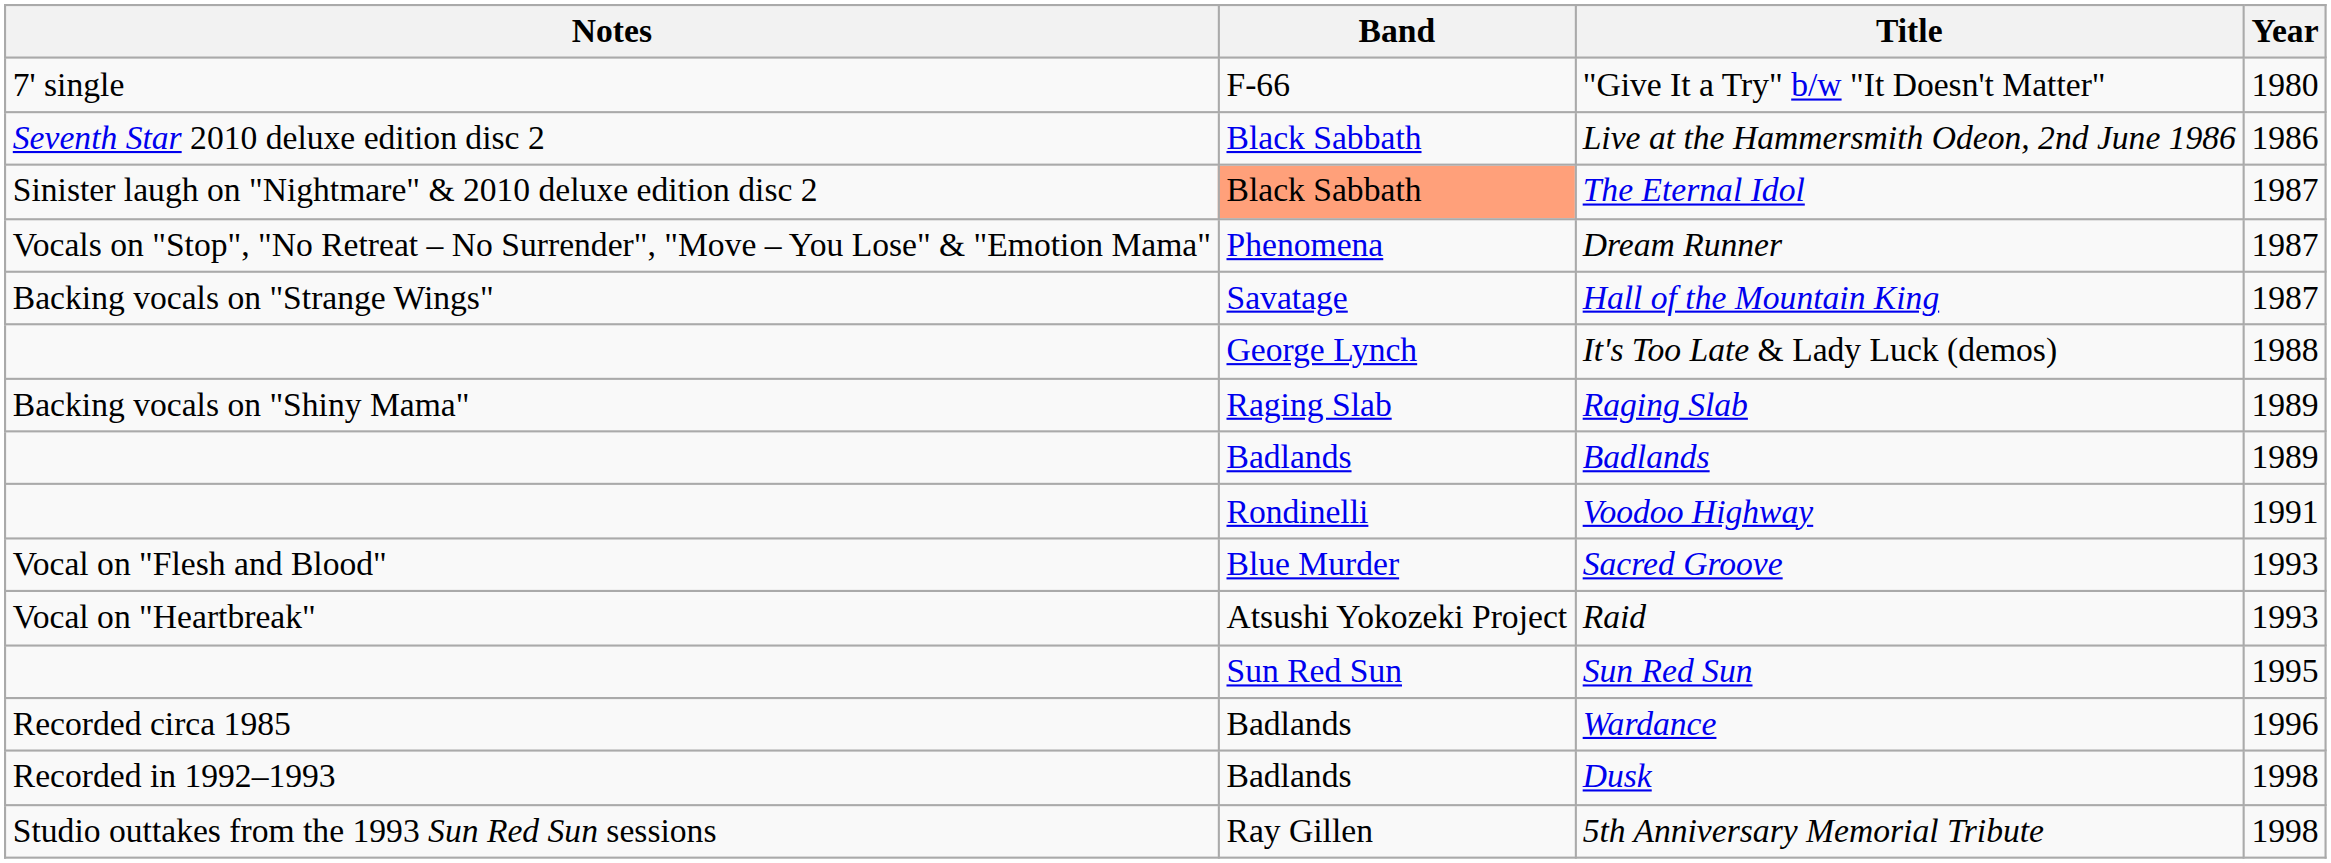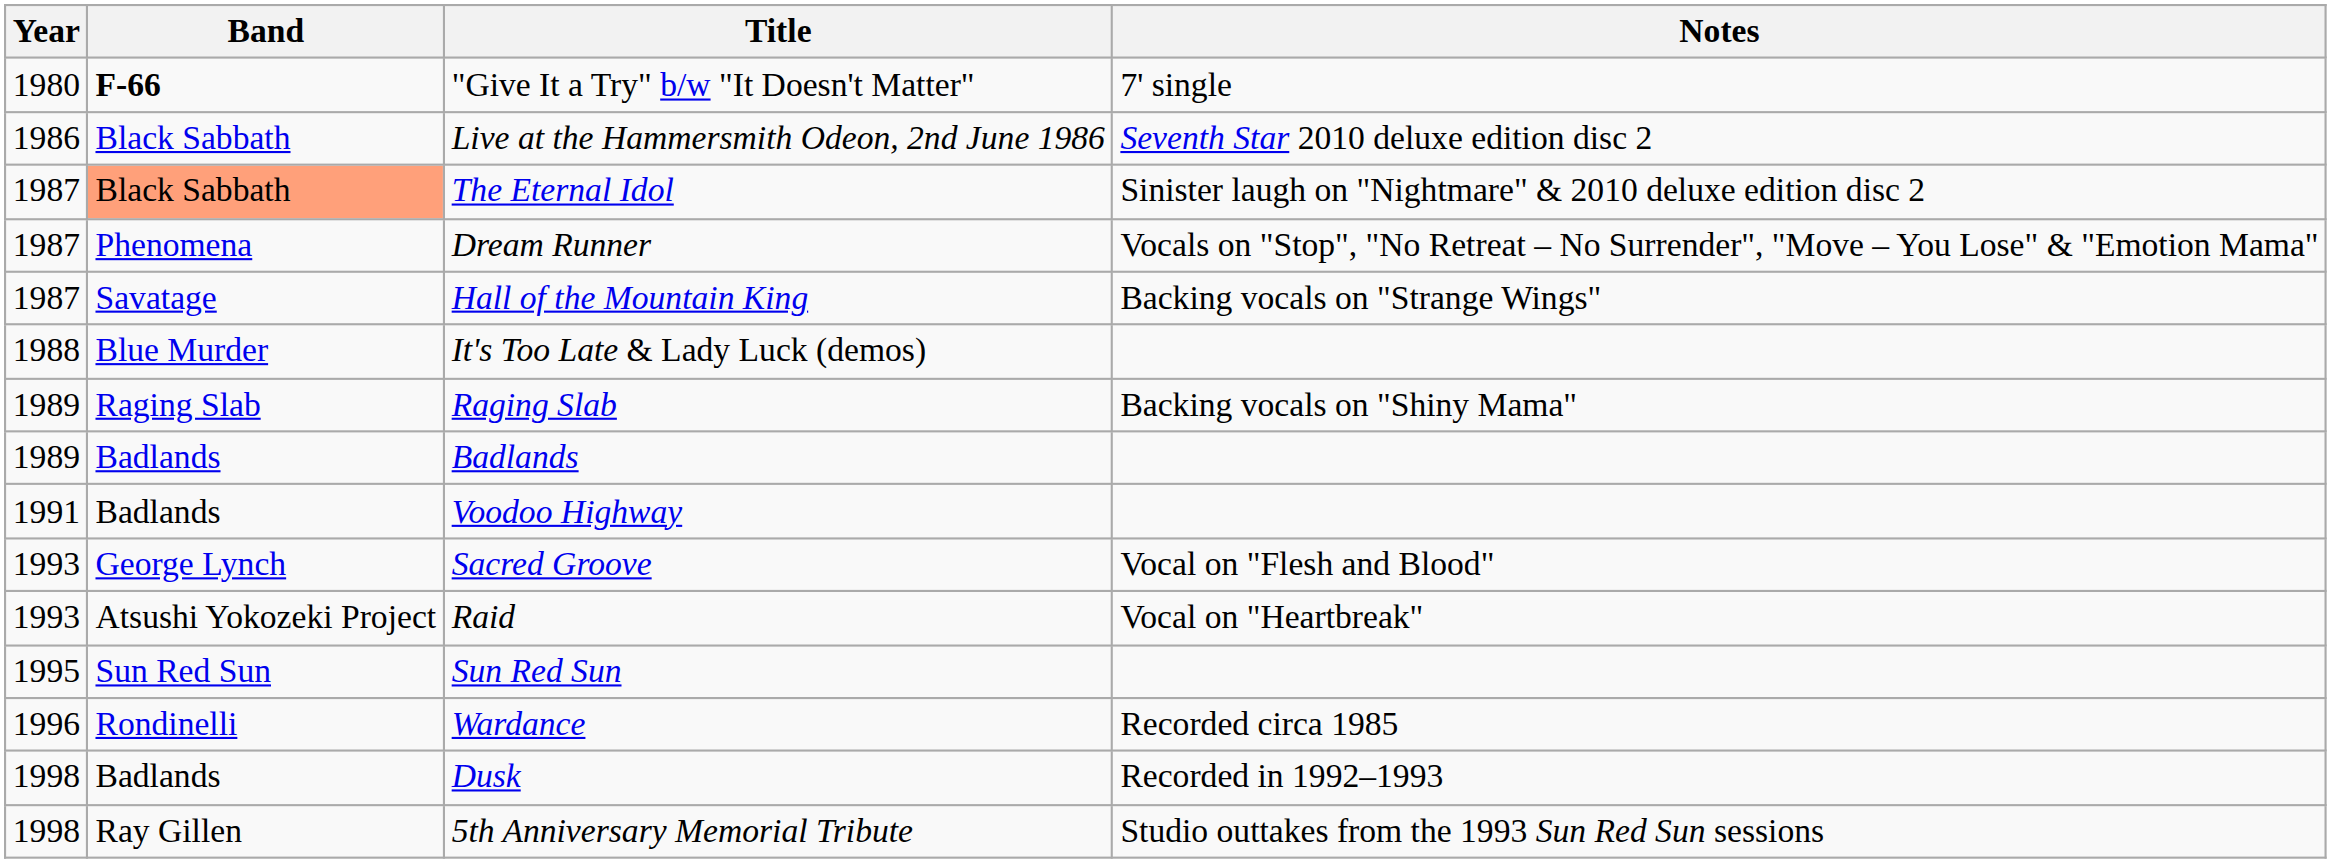columns swapped: (2285, 31) <-> (612, 31)
(1258, 84) normal -> (128, 84) bold
(1322, 350) George Lynch -> (182, 350) Blue Murder
(1297, 510) Rondinelli -> (158, 510) Badlands
(1313, 564) Blue Murder -> (191, 564) George Lynch
(1289, 723) Badlands -> (166, 723) Rondinelli
